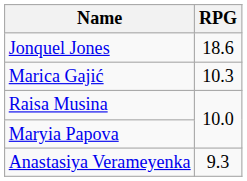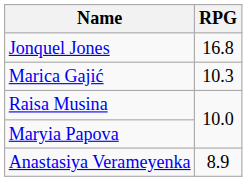(218, 47) 18.6 -> (218, 47) 16.8
(218, 162) 9.3 -> (218, 162) 8.9
